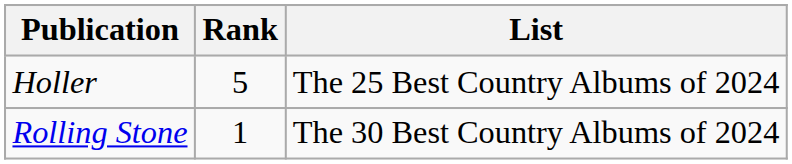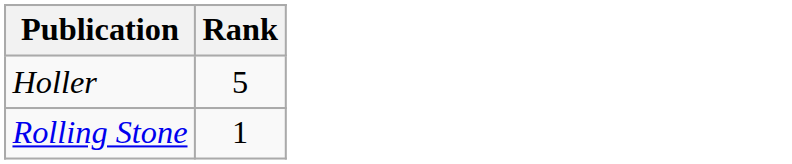- column: (536, 30)
